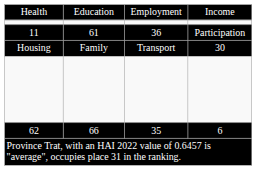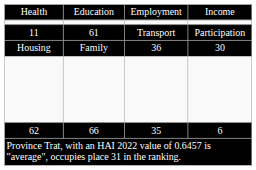(156, 32) 36 -> (156, 32) Transport
(156, 48) Transport -> (156, 48) 36
